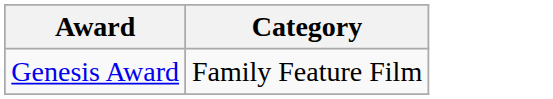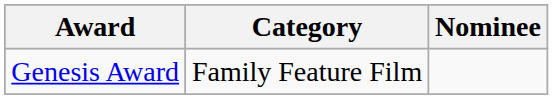+ column: (488, 26)
